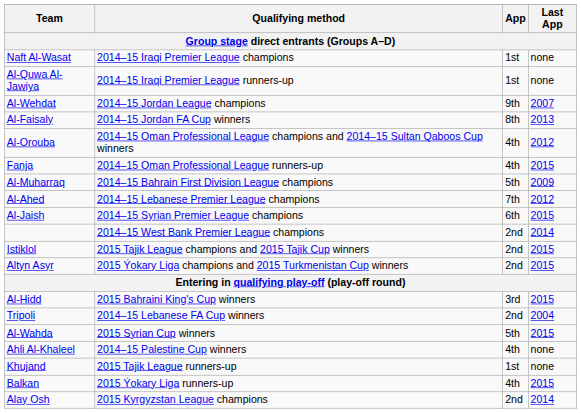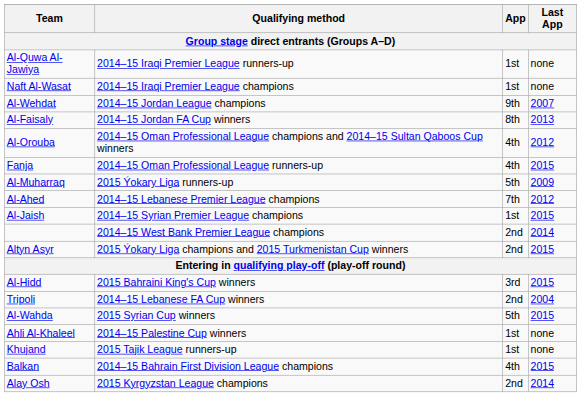rows swapped: (39, 58) <-> (35, 80)
(215, 182) 2014–15 Bahrain First Division League champions -> (165, 182) 2015 Ýokary Liga runners-up
(513, 215) 6th -> (512, 215) 1st
- row: (21, 249)
(513, 349) 4th -> (512, 333) 1st
(165, 383) 2015 Ýokary Liga runners-up -> (215, 366) 2014–15 Bahrain First Division League champions
